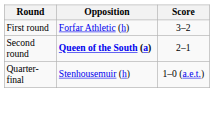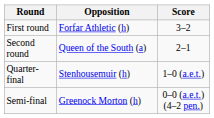(105, 48) bold -> (103, 48) normal
+ row: (27, 100)
